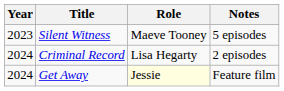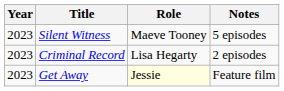(20, 55) 2024 -> (20, 55) 2023
(20, 75) 2024 -> (20, 75) 2023
